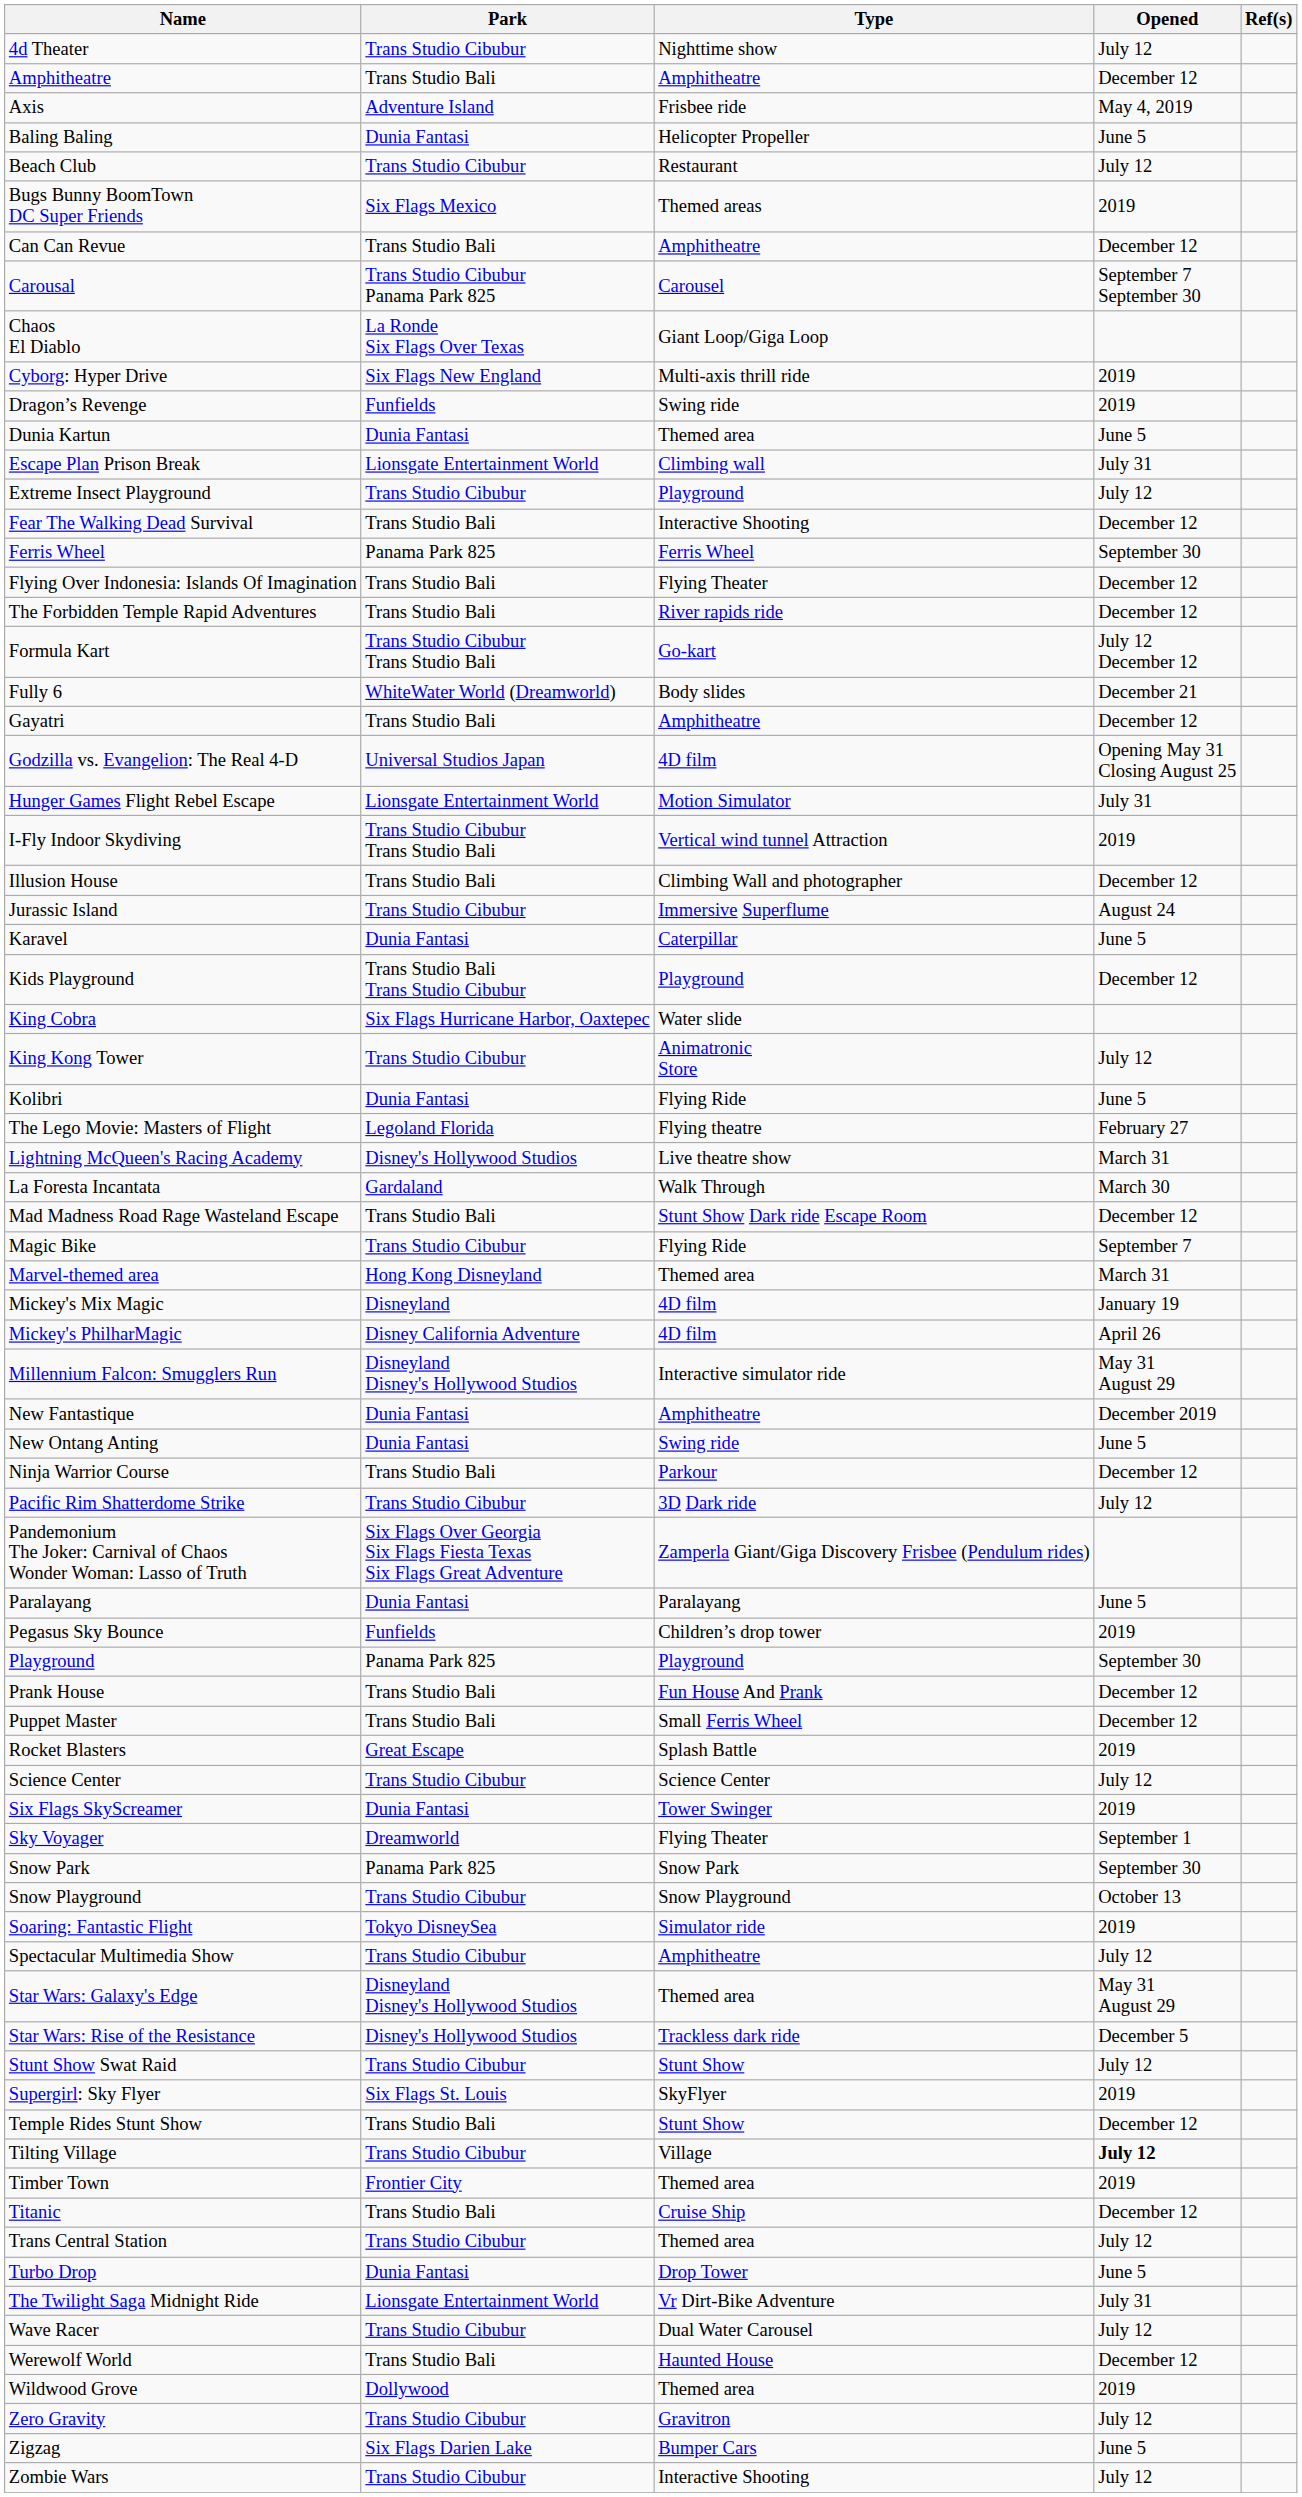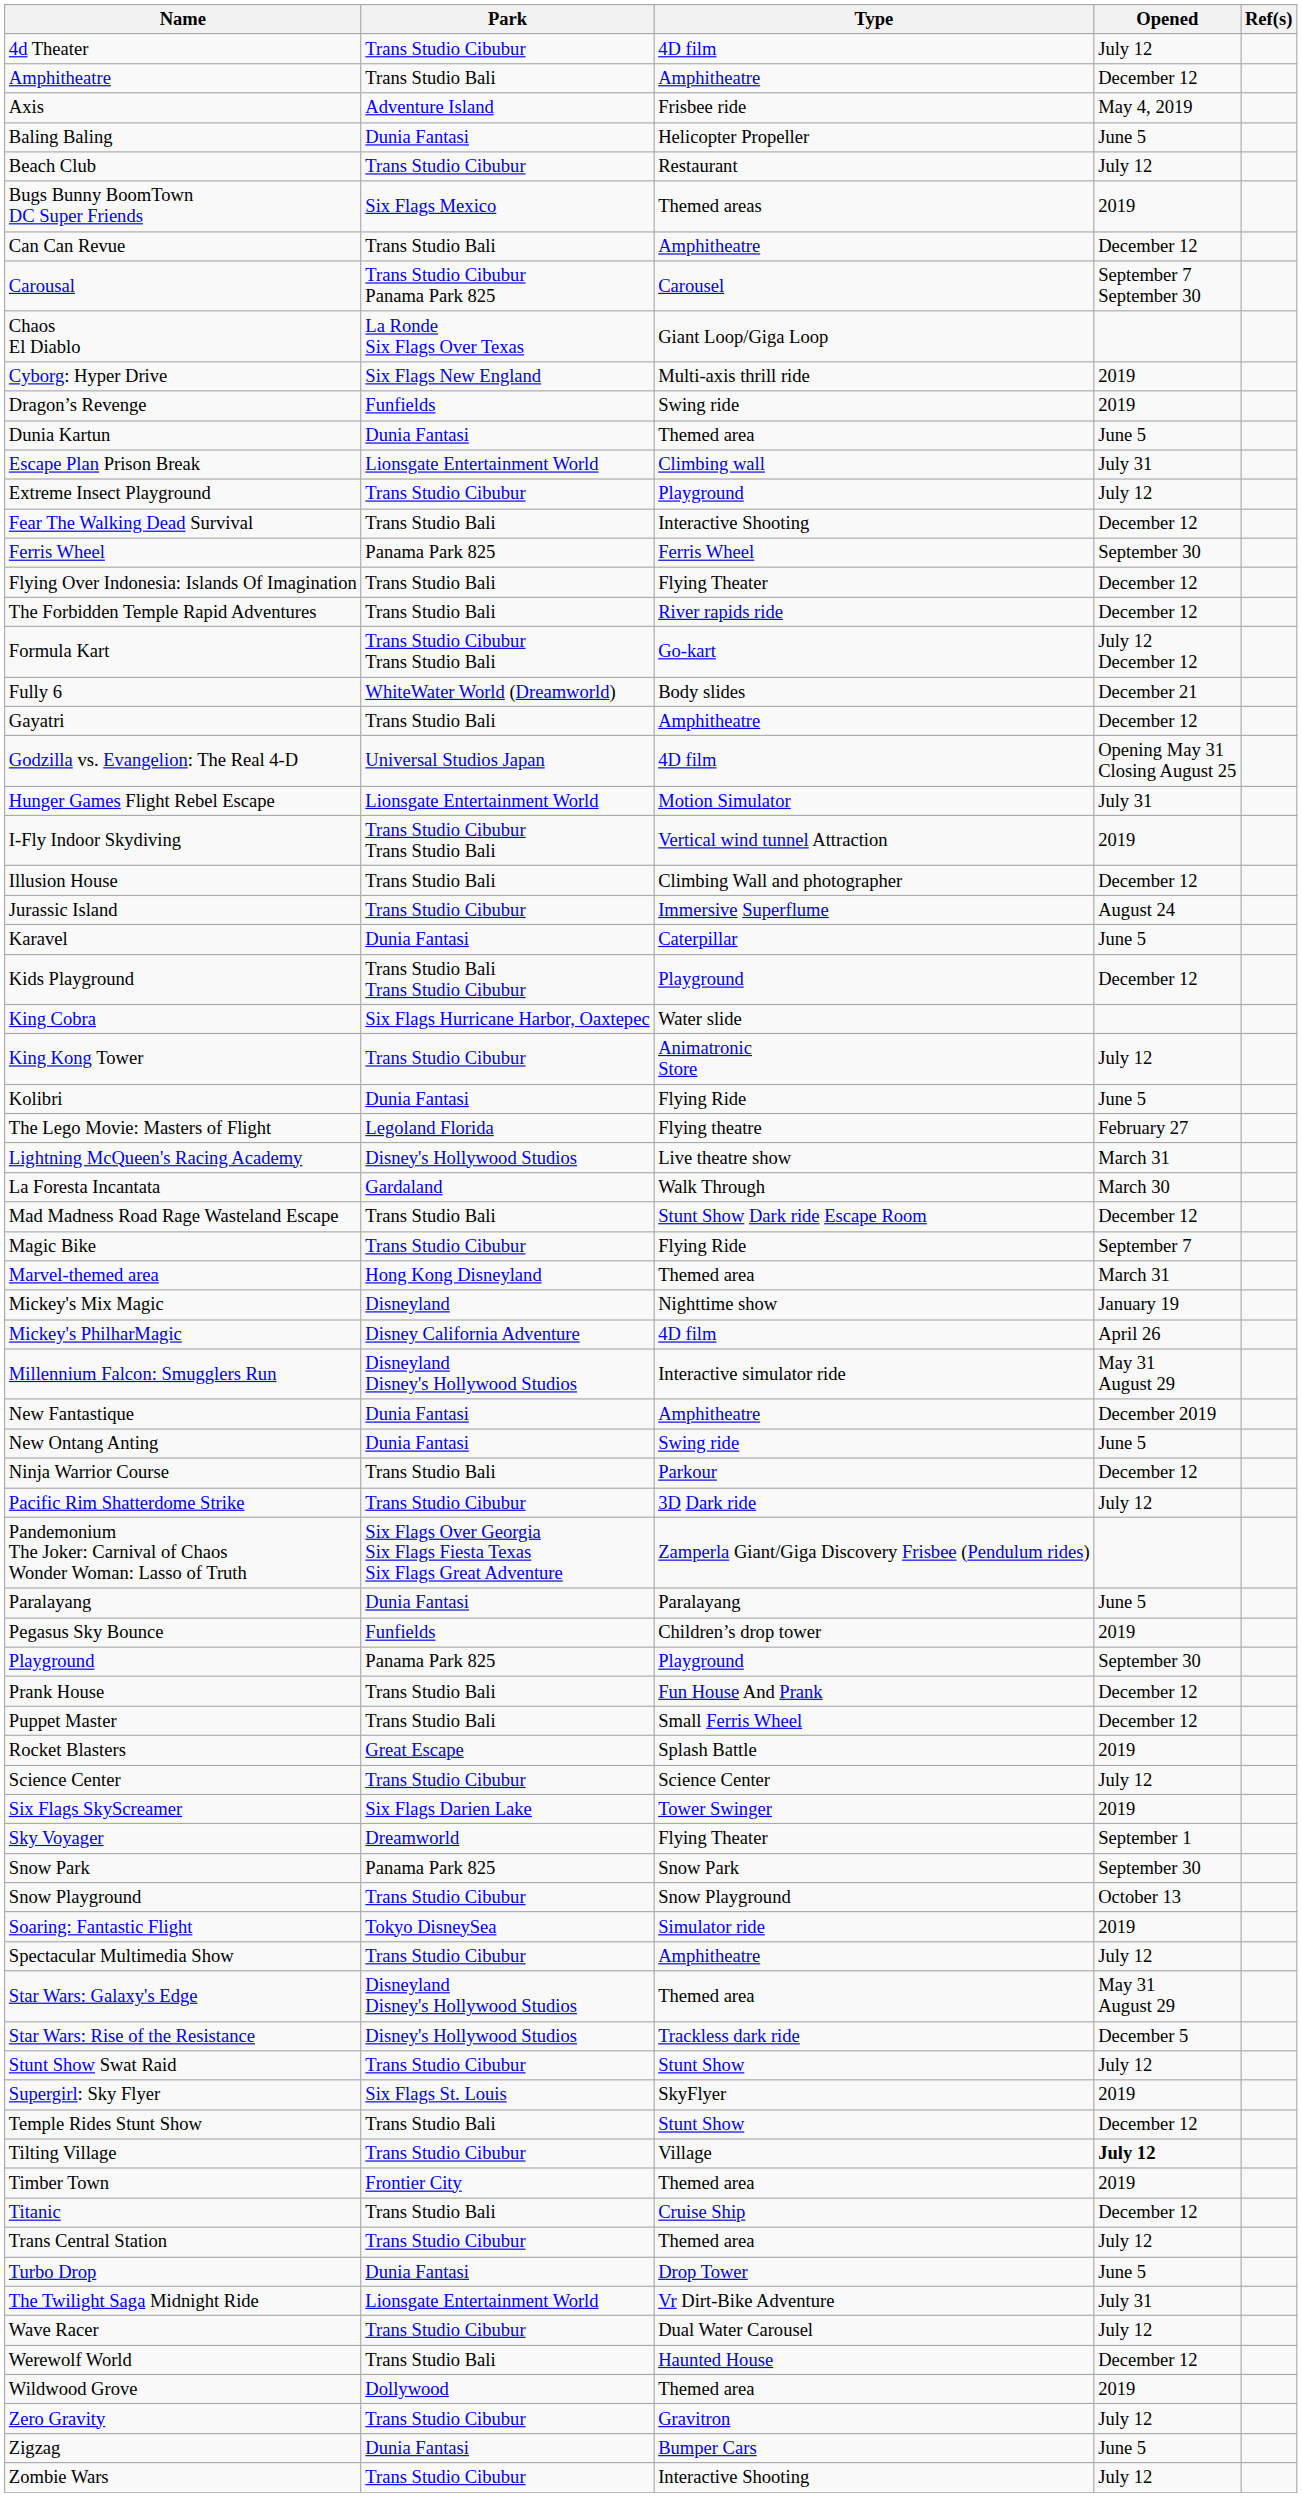(718, 48) Nighttime show -> (687, 48) 4D film
(687, 1304) 4D film -> (718, 1304) Nighttime show
(417, 1808) Dunia Fantasi -> (449, 1808) Six Flags Darien Lake
(449, 2447) Six Flags Darien Lake -> (417, 2447) Dunia Fantasi
